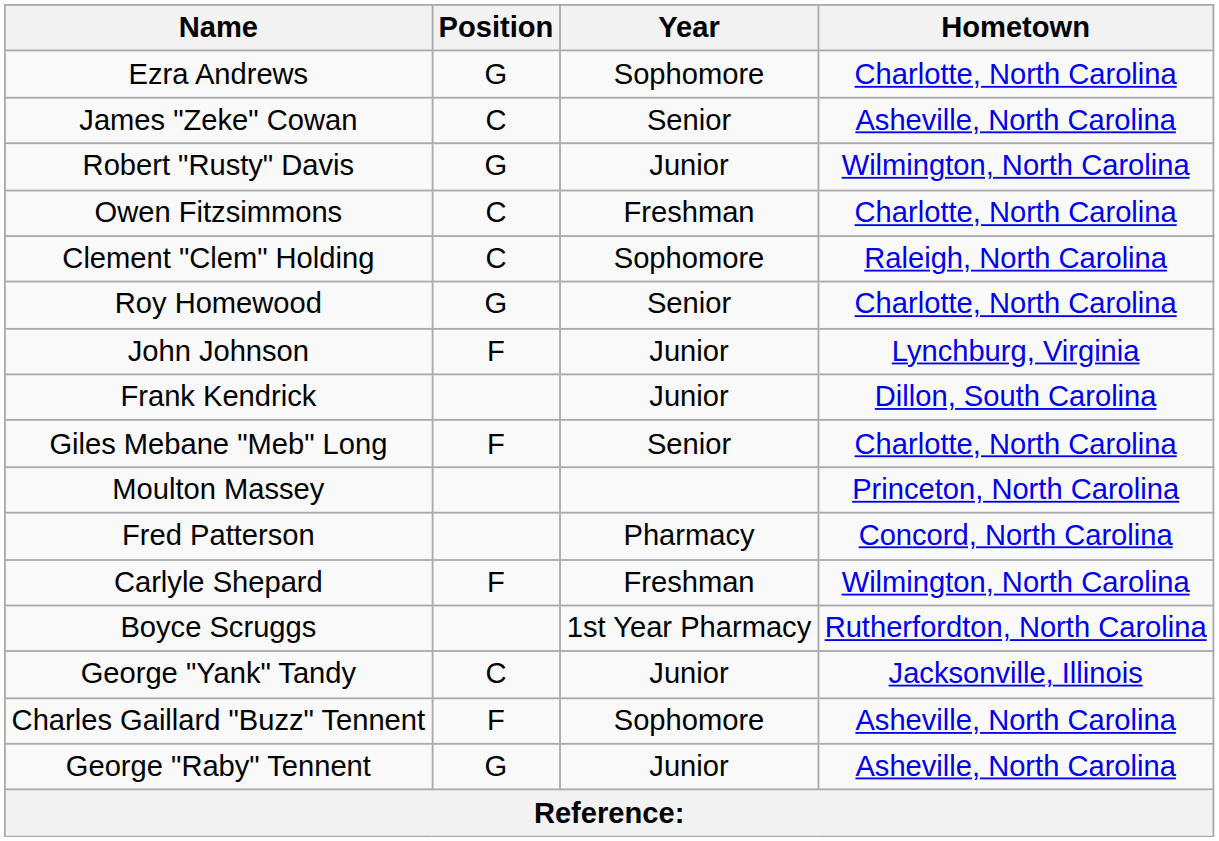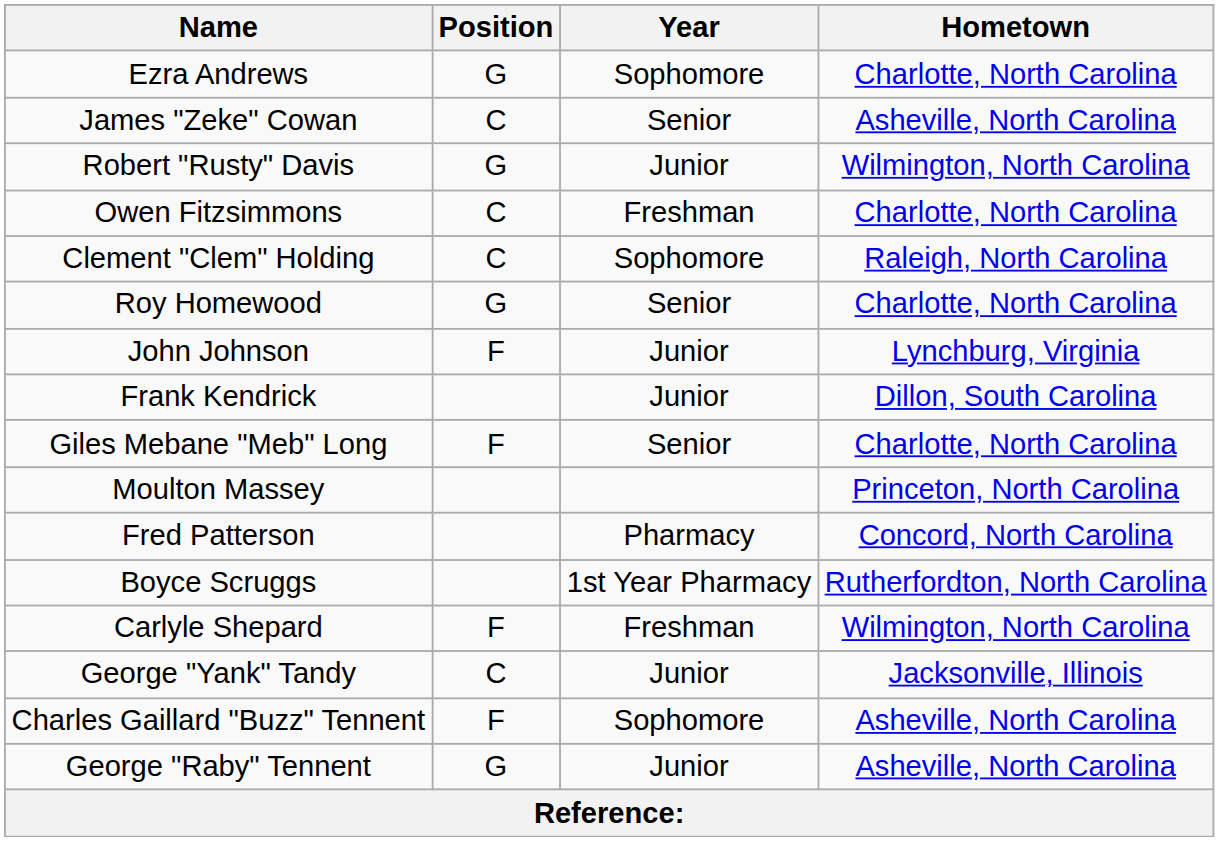rows swapped: (218, 627) <-> (218, 581)
